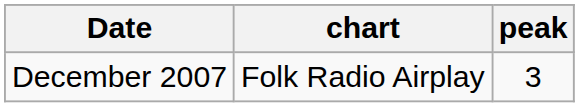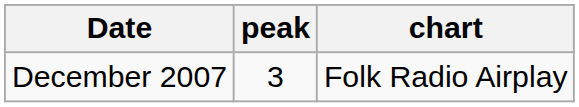columns swapped: (363, 28) <-> (533, 28)
